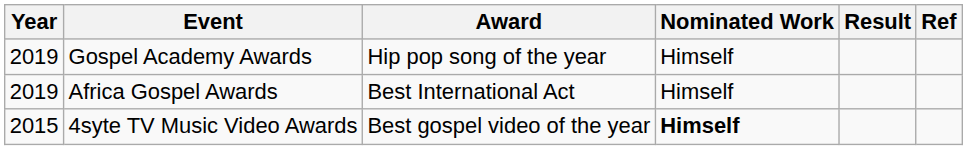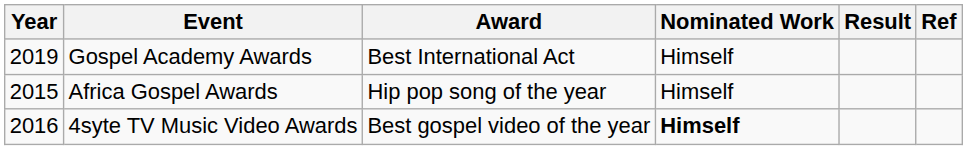(487, 56) Hip pop song of the year -> (471, 56) Best International Act
(34, 91) 2019 -> (34, 91) 2015
(471, 91) Best International Act -> (487, 91) Hip pop song of the year
(34, 126) 2015 -> (34, 126) 2016
